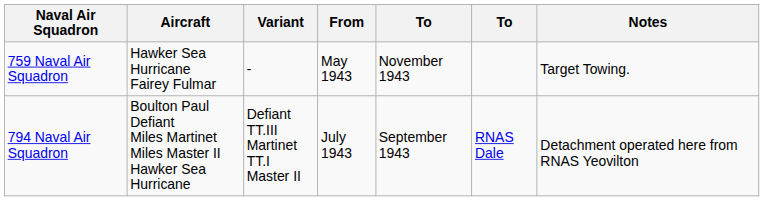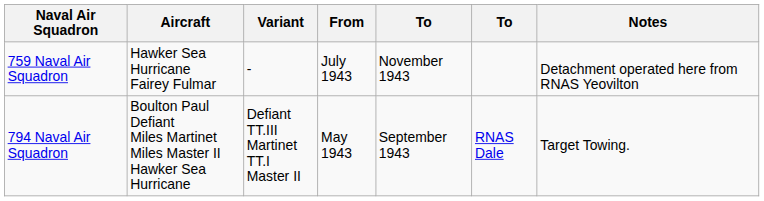(337, 68) May 1943 -> (337, 68) July 1943
(585, 68) Target Towing. -> (639, 76) Detachment operated here from RNAS Yeovilton
(337, 145) July 1943 -> (337, 145) May 1943
(639, 153) Detachment operated here from RNAS Yeovilton -> (585, 145) Target Towing.
